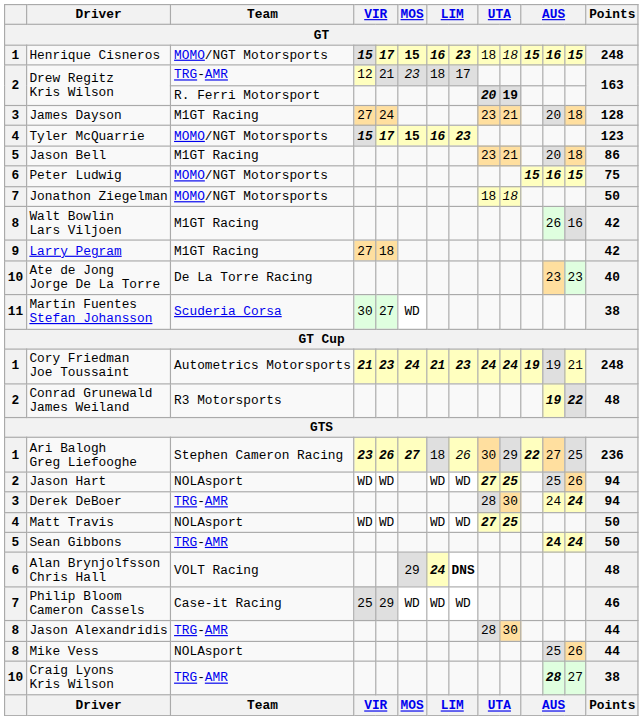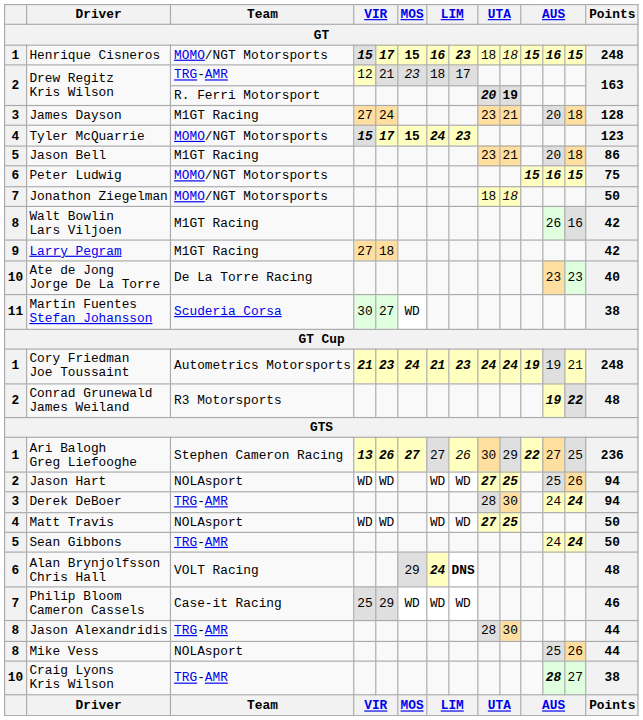(438, 136) 16 -> (438, 136) 24
(365, 455) 23 -> (365, 455) 13
(438, 455) 18 -> (438, 455) 27
(554, 542) bold -> (554, 542) normal
